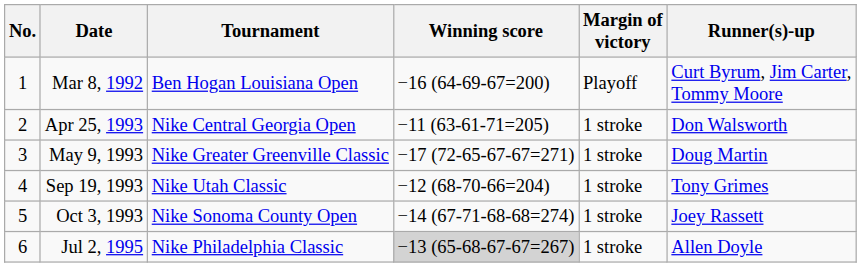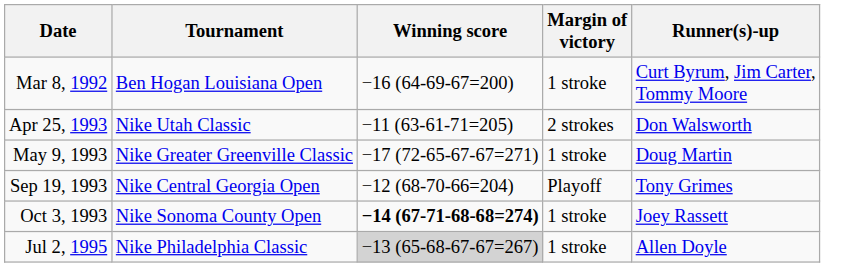- column: (23, 30)
(610, 83) Playoff -> (577, 83) 1 stroke
(254, 125) Nike Central Georgia Open -> (183, 125) Nike Utah Classic
(613, 125) 1 stroke -> (580, 125) 2 strokes
(219, 186) Nike Utah Classic -> (218, 186) Nike Central Georgia Open
(613, 186) 1 stroke -> (574, 186) Playoff
(486, 216) normal -> (450, 216) bold
